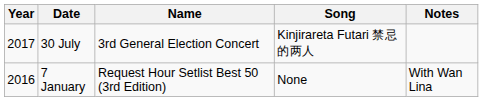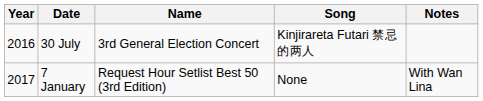(21, 43) 2017 -> (21, 43) 2016
(21, 79) 2016 -> (21, 79) 2017
